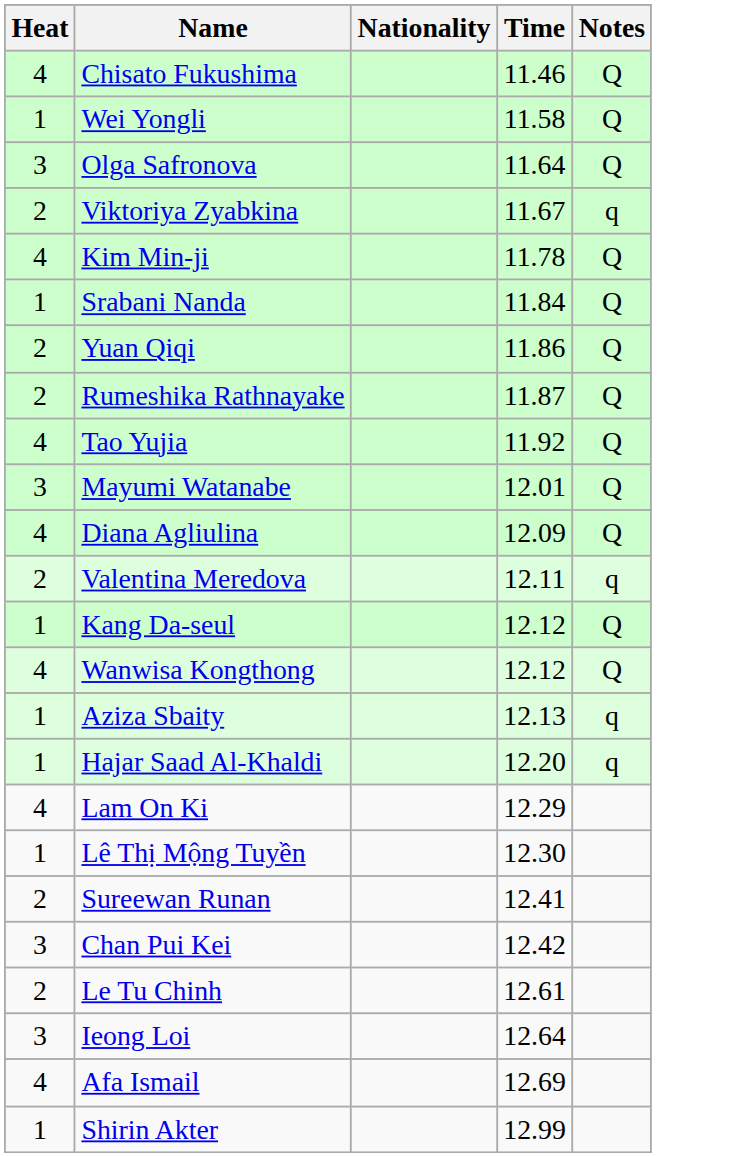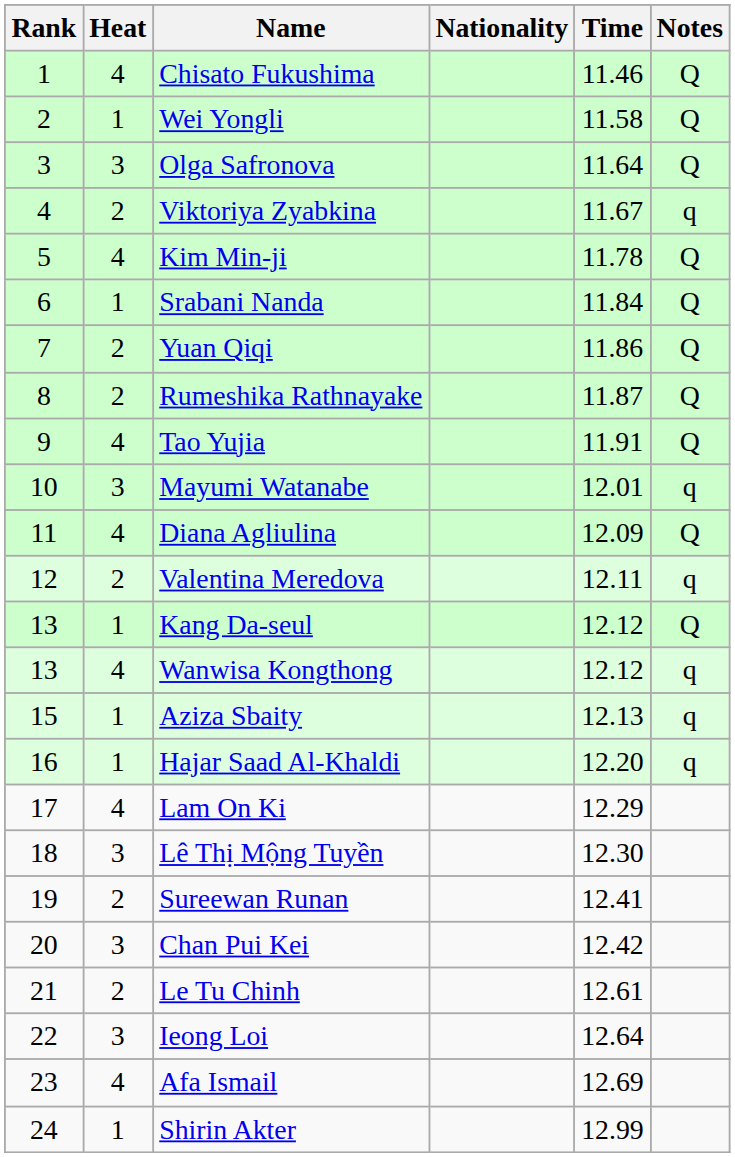+ column: (44, 27)
(535, 440) 11.92 -> (612, 440) 11.91
(612, 486) Q -> (690, 486) q
(612, 669) Q -> (690, 669) q
(40, 853) 1 -> (118, 853) 3
